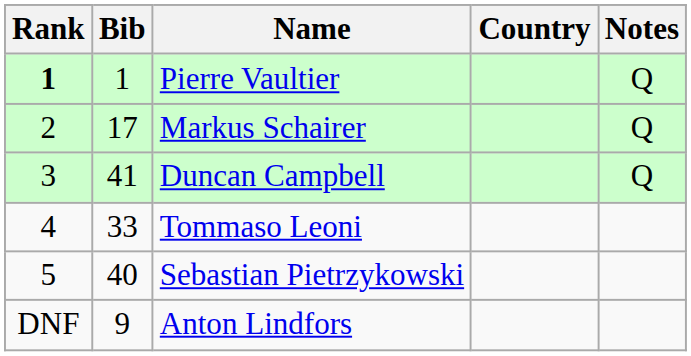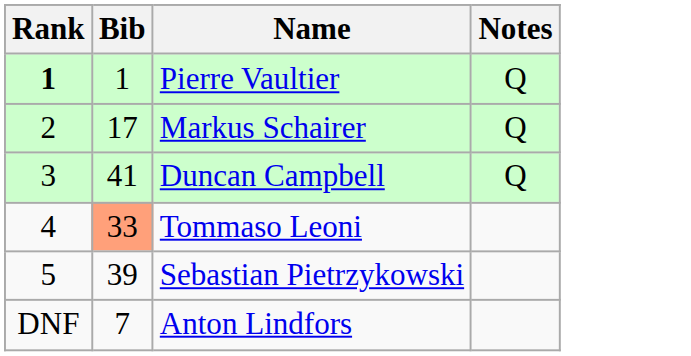- column: (534, 29)
(122, 226) no background -> (122, 226) lightsalmon background
(122, 275) 40 -> (122, 275) 39
(122, 324) 9 -> (122, 324) 7
